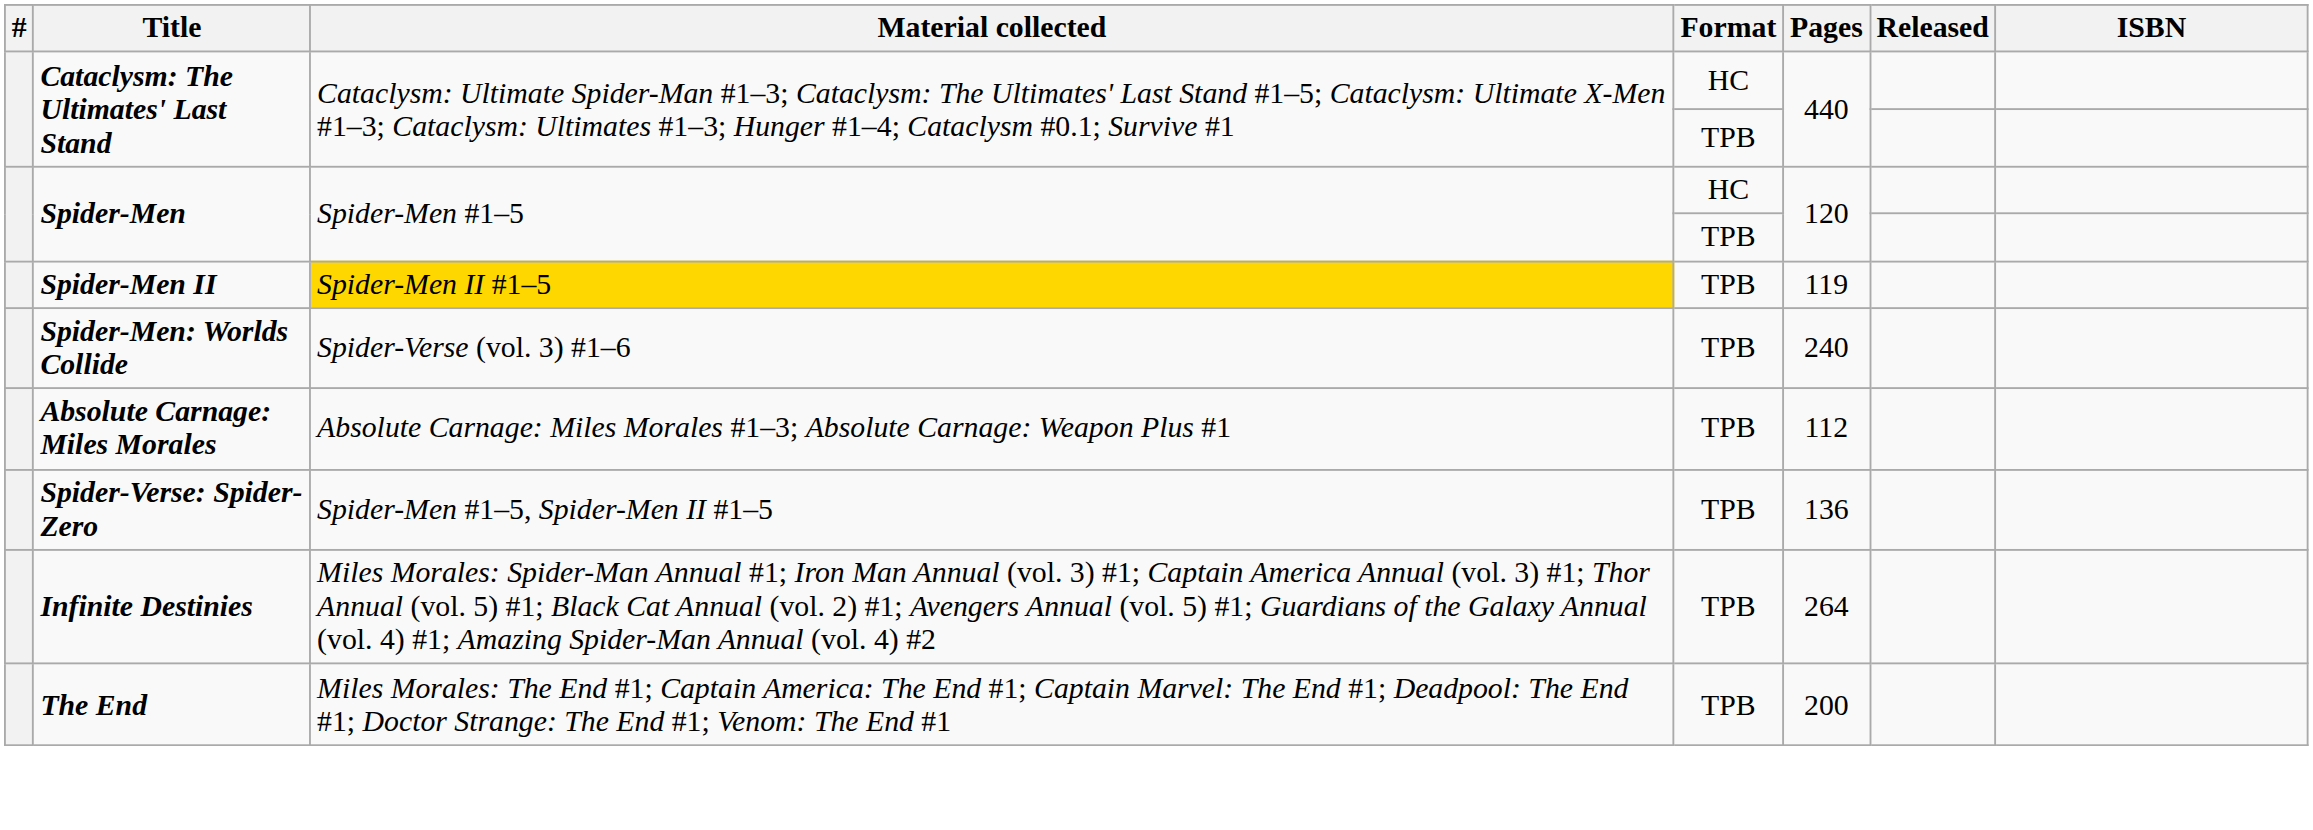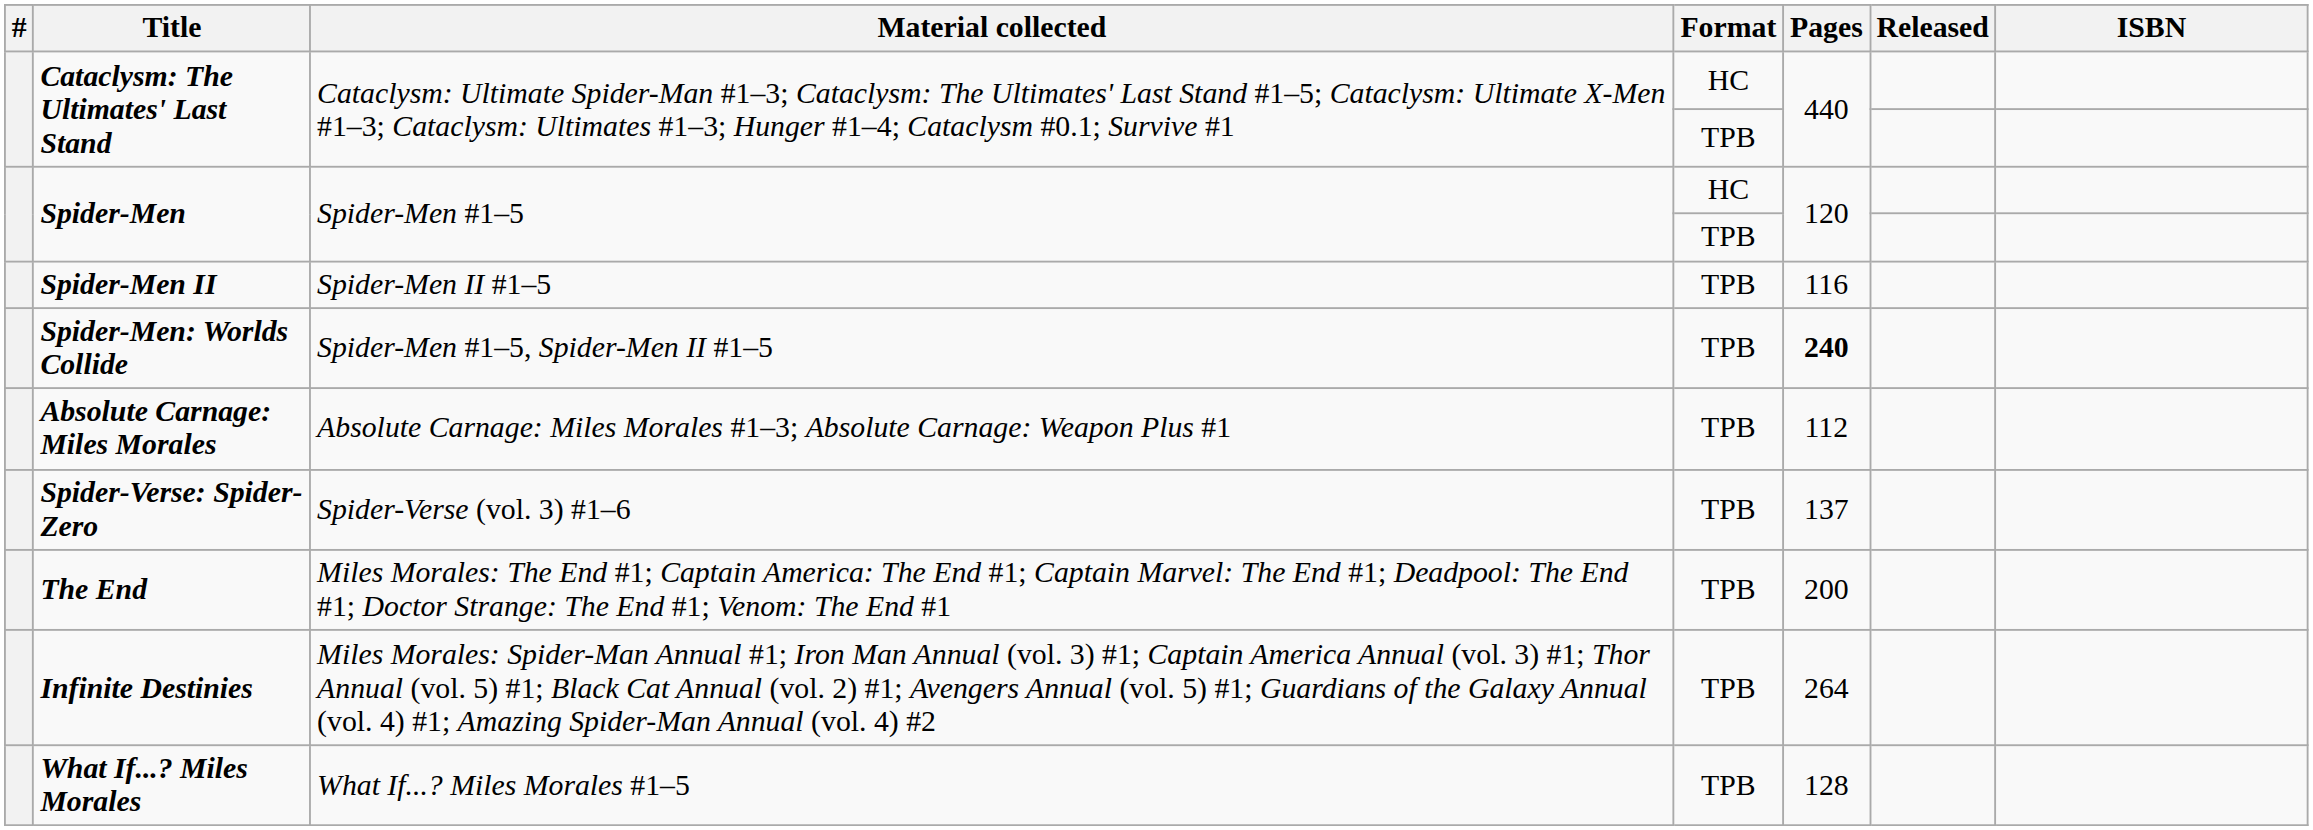(434, 283) gold background -> (434, 283) no background
(1826, 283) 119 -> (1826, 283) 116
(474, 347) Spider-Verse (vol. 3) #1–6 -> (545, 347) Spider-Men #1–5, Spider-Men II #1–5
(1826, 347) normal -> (1826, 347) bold
(545, 509) Spider-Men #1–5, Spider-Men II #1–5 -> (474, 509) Spider-Verse (vol. 3) #1–6
(1826, 509) 136 -> (1826, 509) 137
rows swapped: (94, 703) <-> (147, 606)
+ row: (144, 784)
